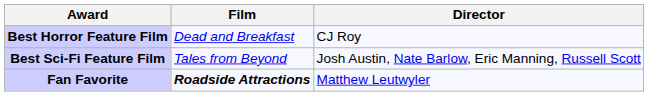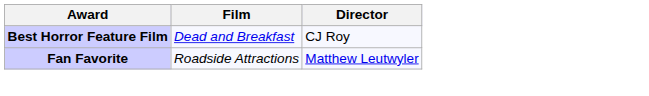- row: (88, 58)
(242, 79) bold -> (237, 58) normal
